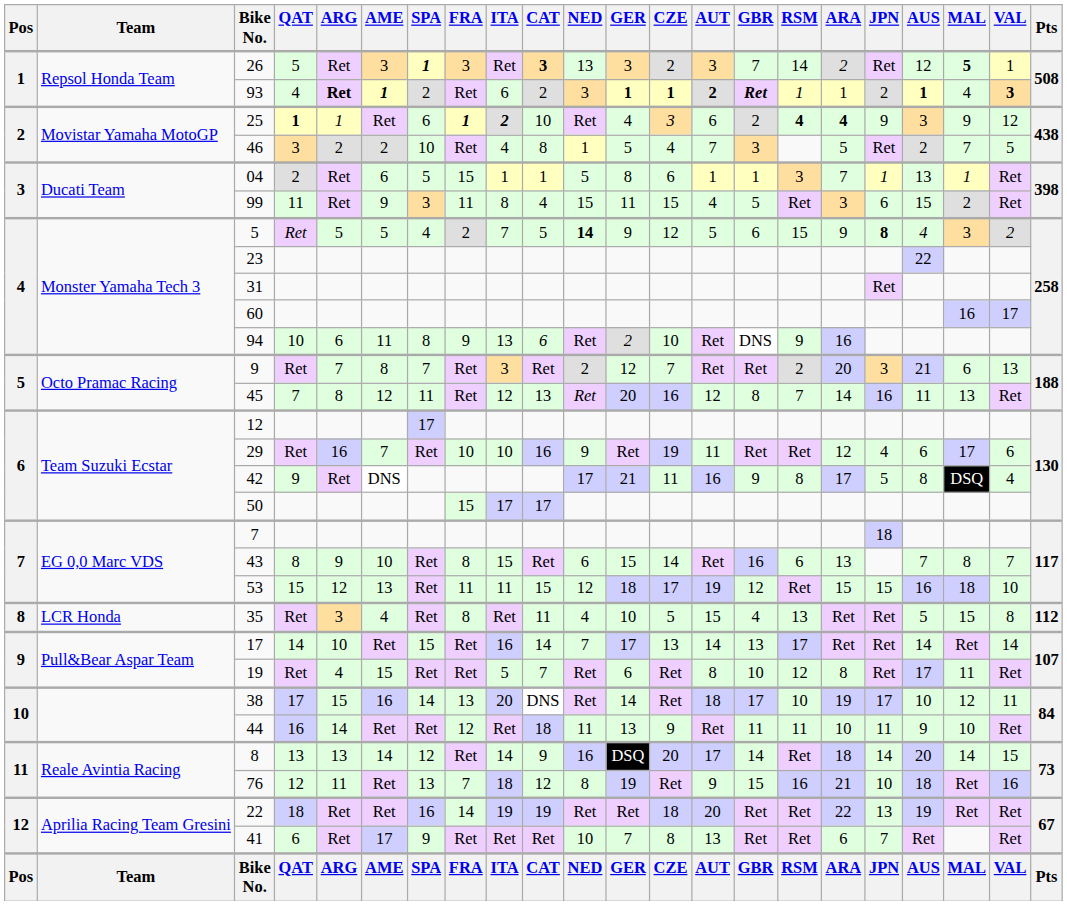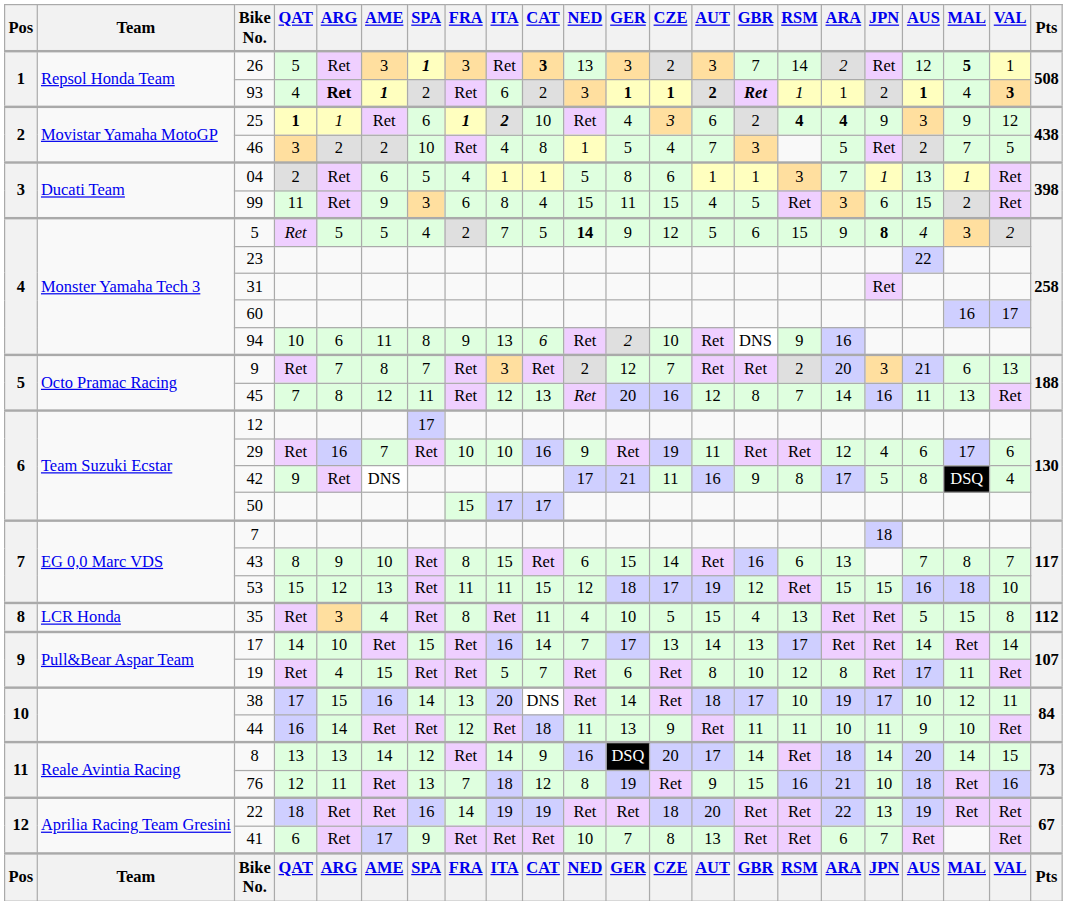(466, 176) 15 -> (466, 176) 4
(466, 203) 11 -> (466, 203) 6
